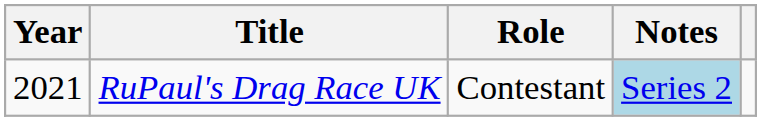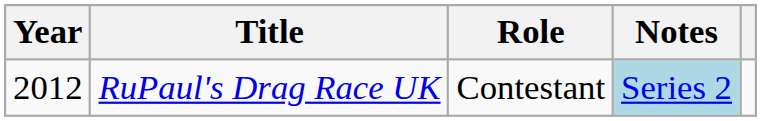(48, 87) 2021 -> (48, 87) 2012
